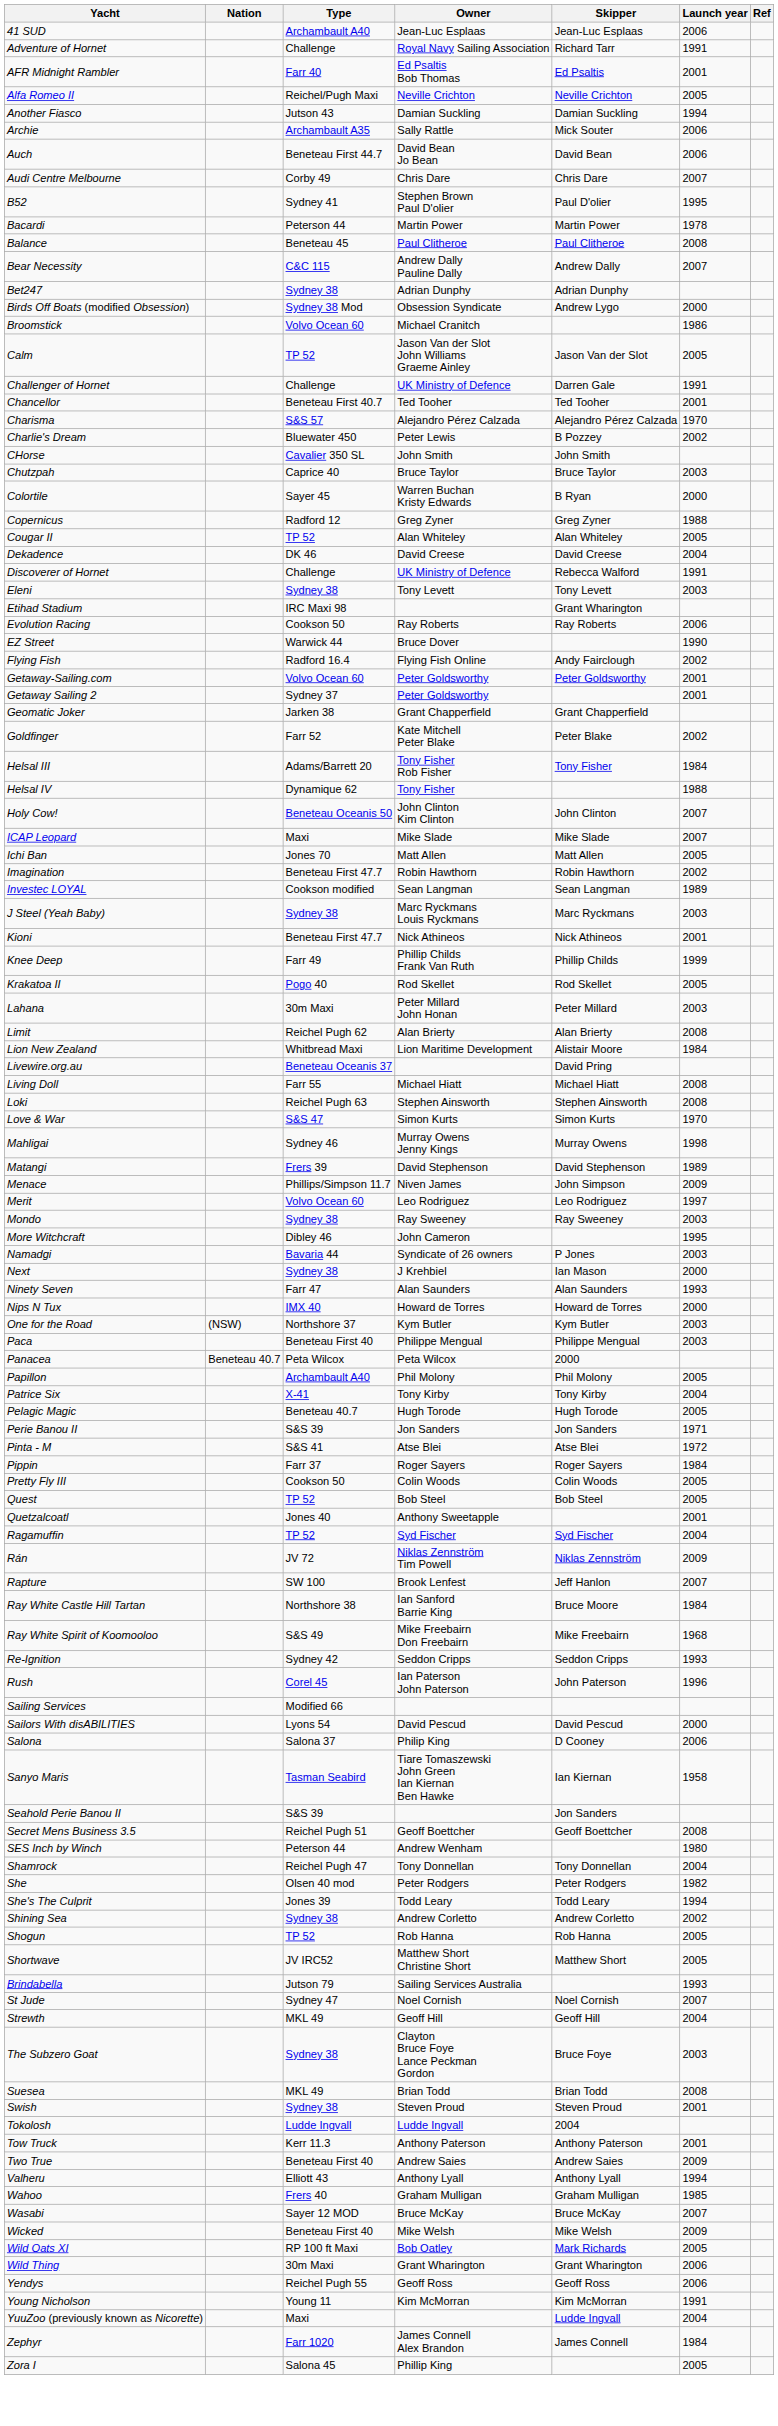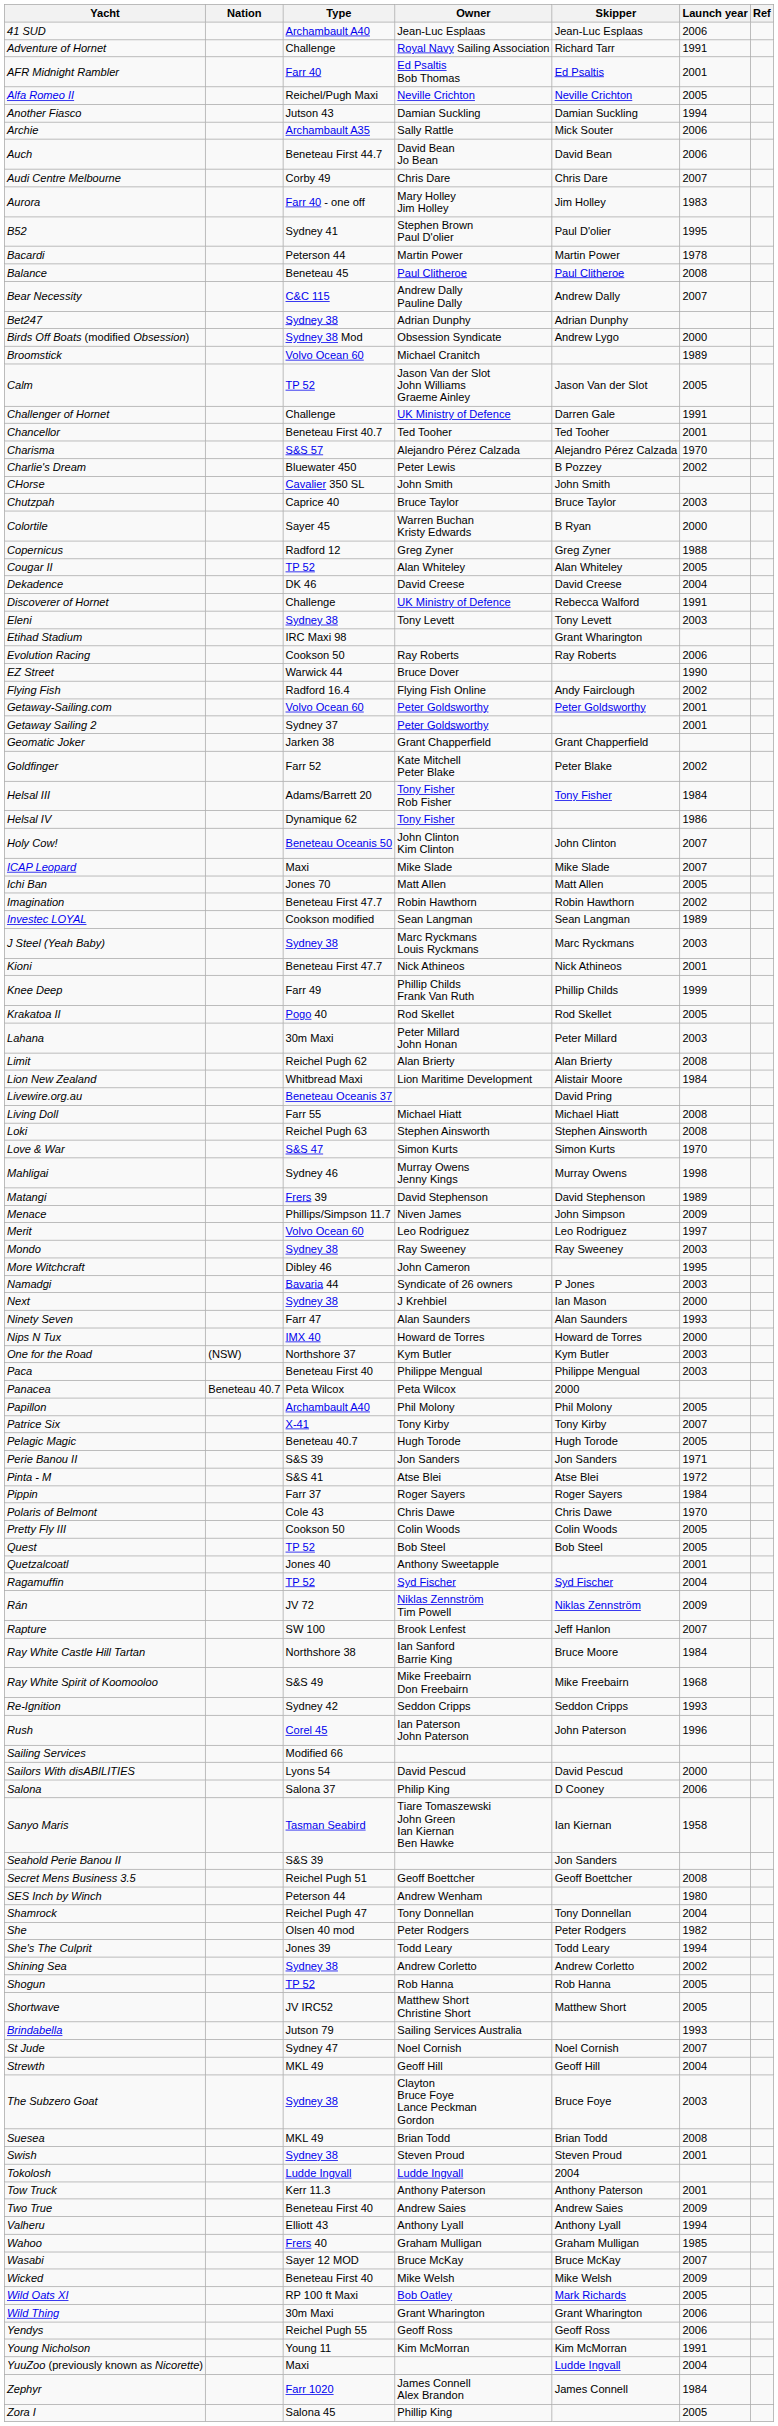+ row: (24, 202)
(695, 326) 1986 -> (695, 355) 1989
(695, 790) 1988 -> (695, 820) 1986
(695, 1395) 2004 -> (695, 1425) 2007
+ row: (52, 1512)
